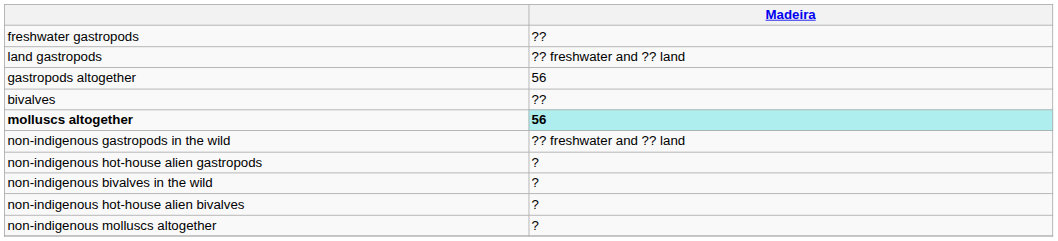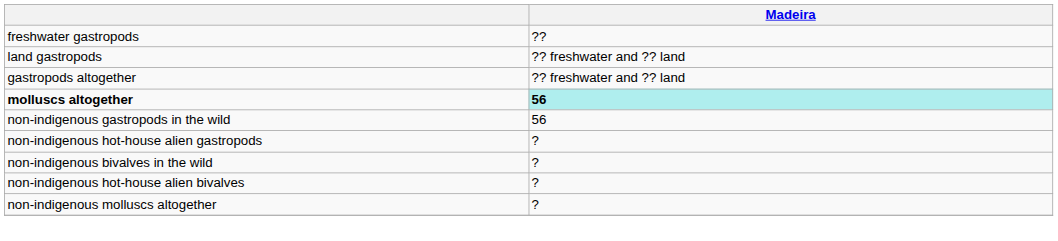(539, 78) 56 -> (608, 78) ?? freshwater and ?? land
- row: (31, 99)
(608, 141) ?? freshwater and ?? land -> (539, 120) 56
